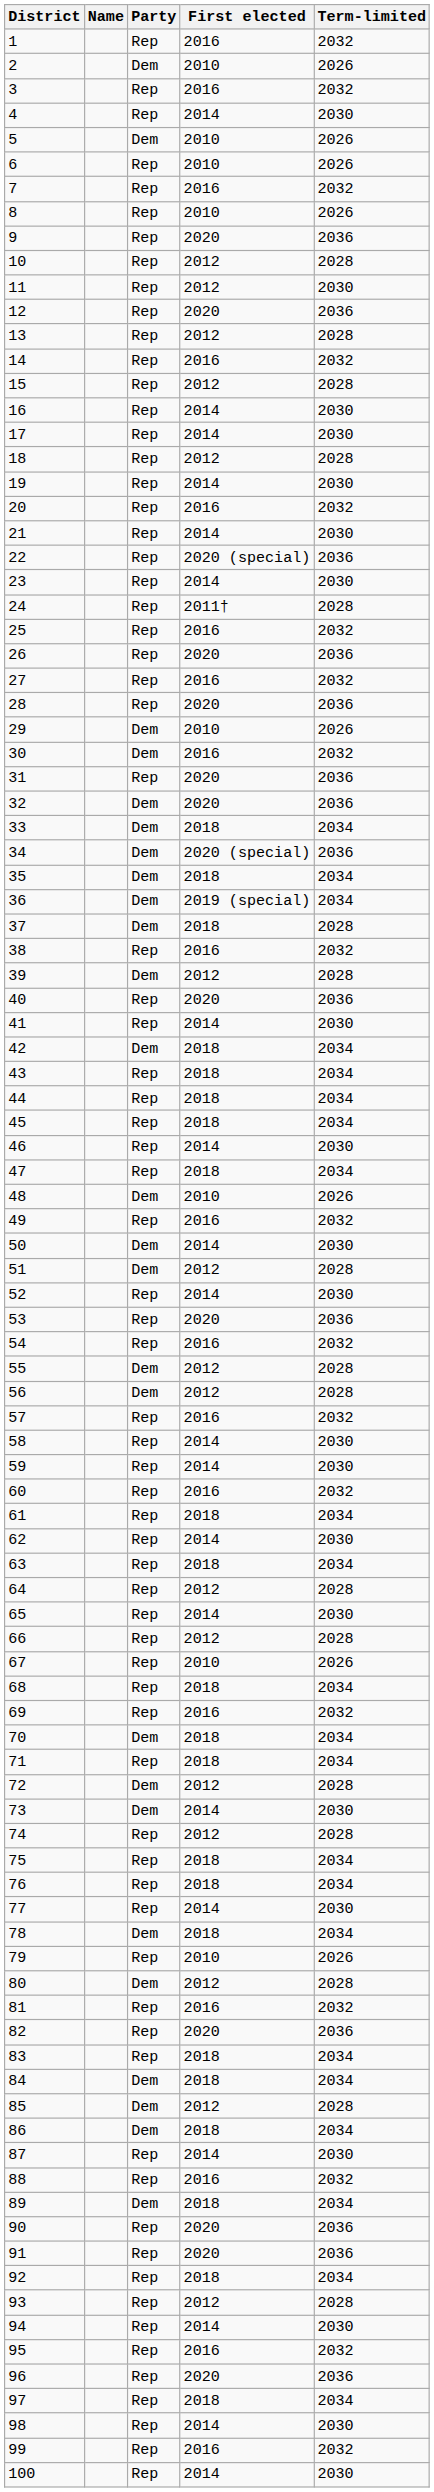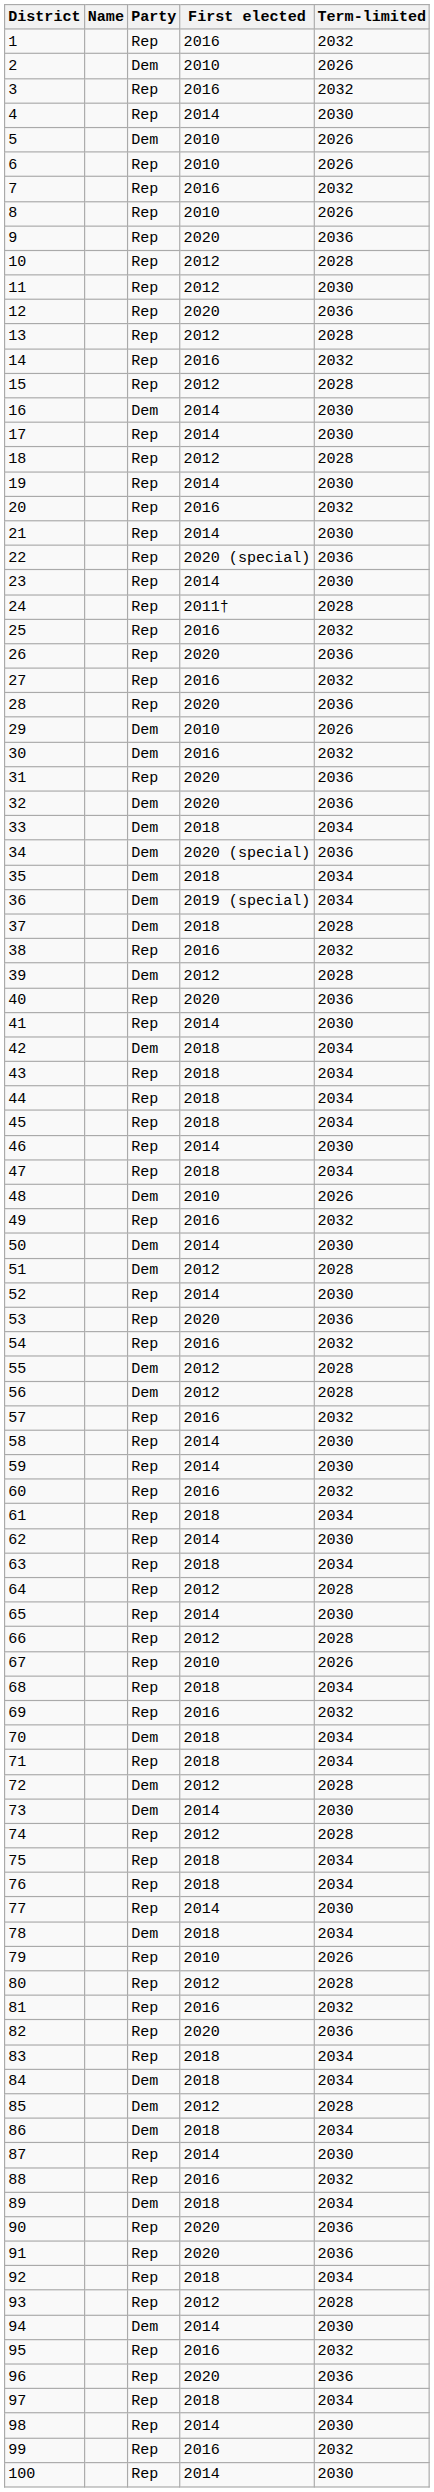(145, 410) Rep -> (145, 410) Dem
(145, 1983) Dem -> (145, 1983) Rep
(145, 2327) Rep -> (145, 2327) Dem
